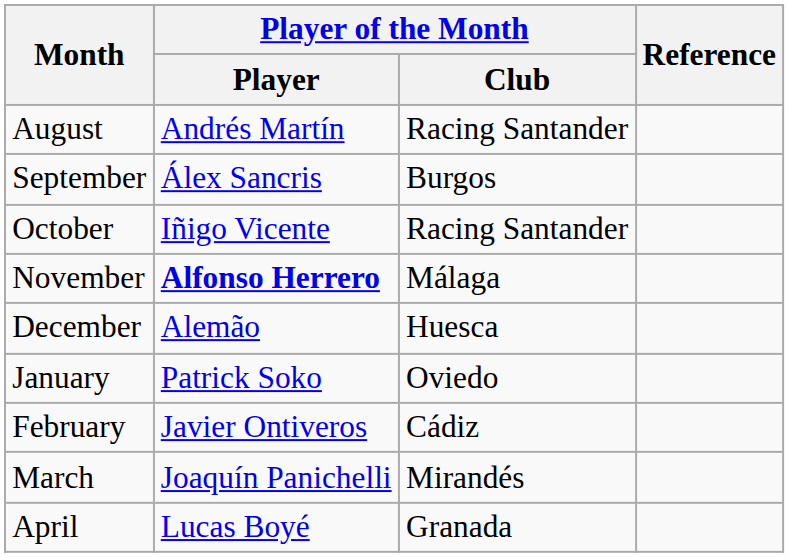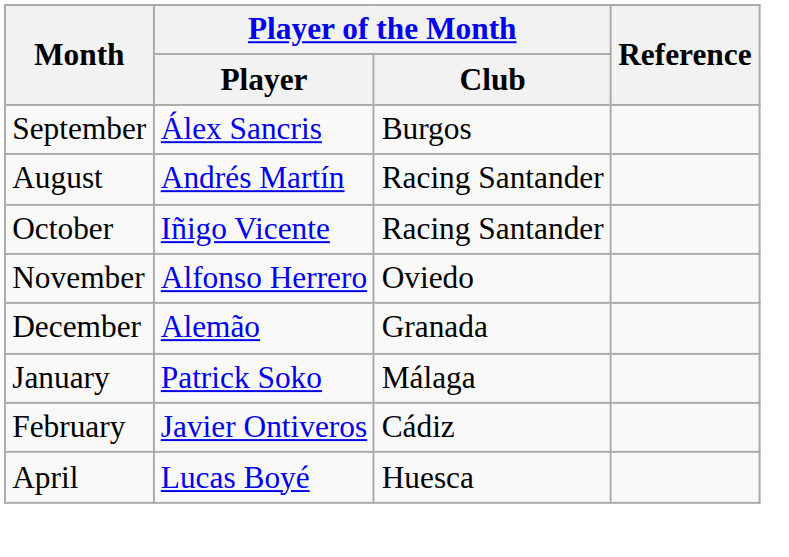rows swapped: (58, 128) <-> (79, 178)
(270, 278) bold -> (264, 278) normal
(453, 278) Málaga -> (428, 278) Oviedo
(452, 327) Huesca -> (435, 327) Granada
(452, 377) Oviedo -> (429, 377) Málaga
- row: (53, 476)
(459, 526) Granada -> (428, 476) Huesca
